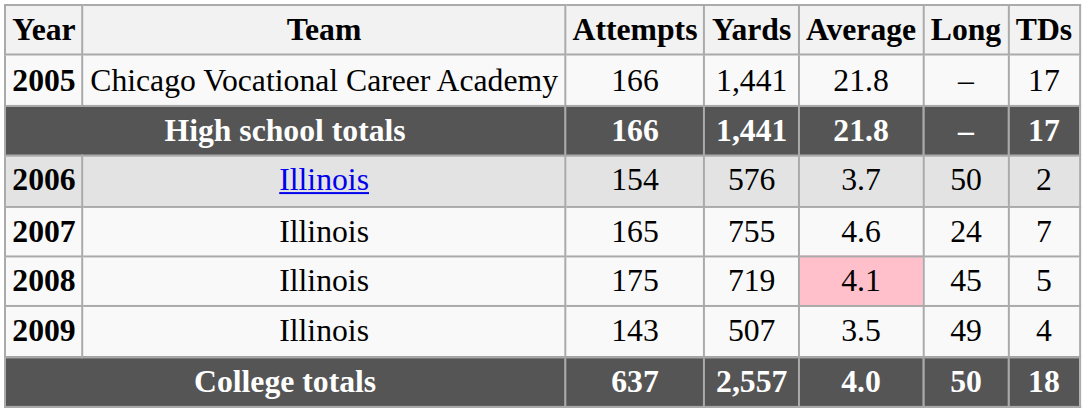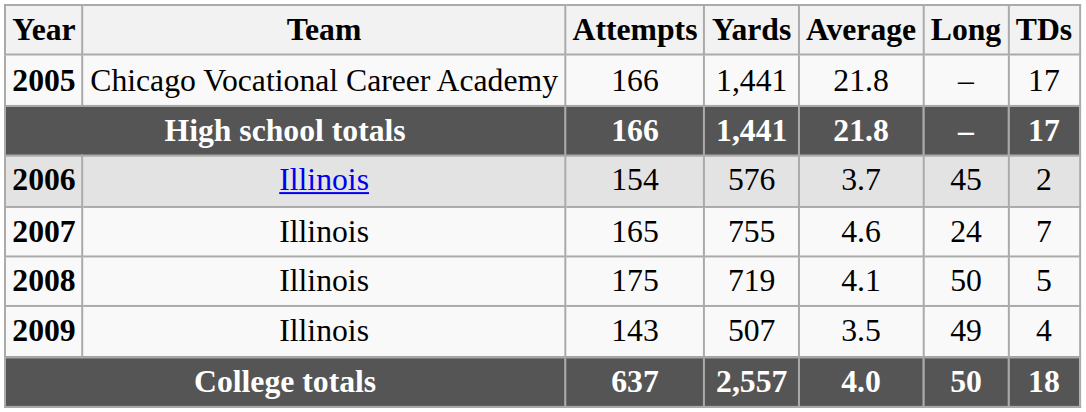(966, 180) 50 -> (966, 180) 45
(861, 280) pink background -> (861, 280) no background
(966, 280) 45 -> (966, 280) 50
